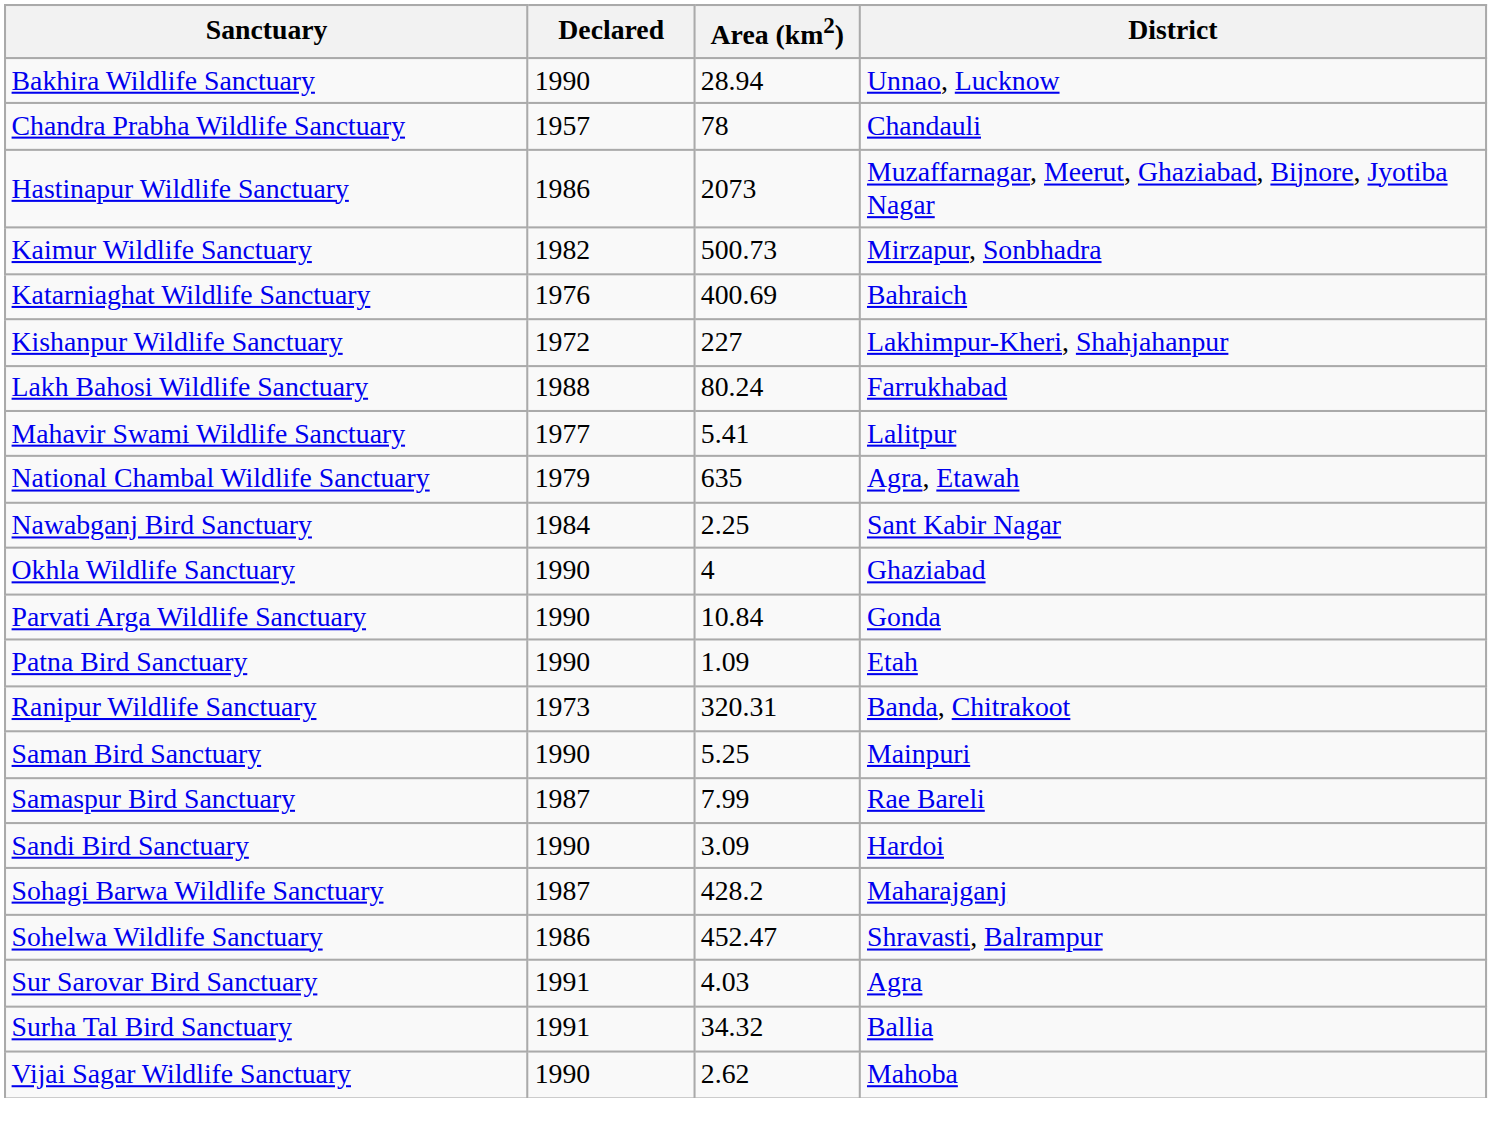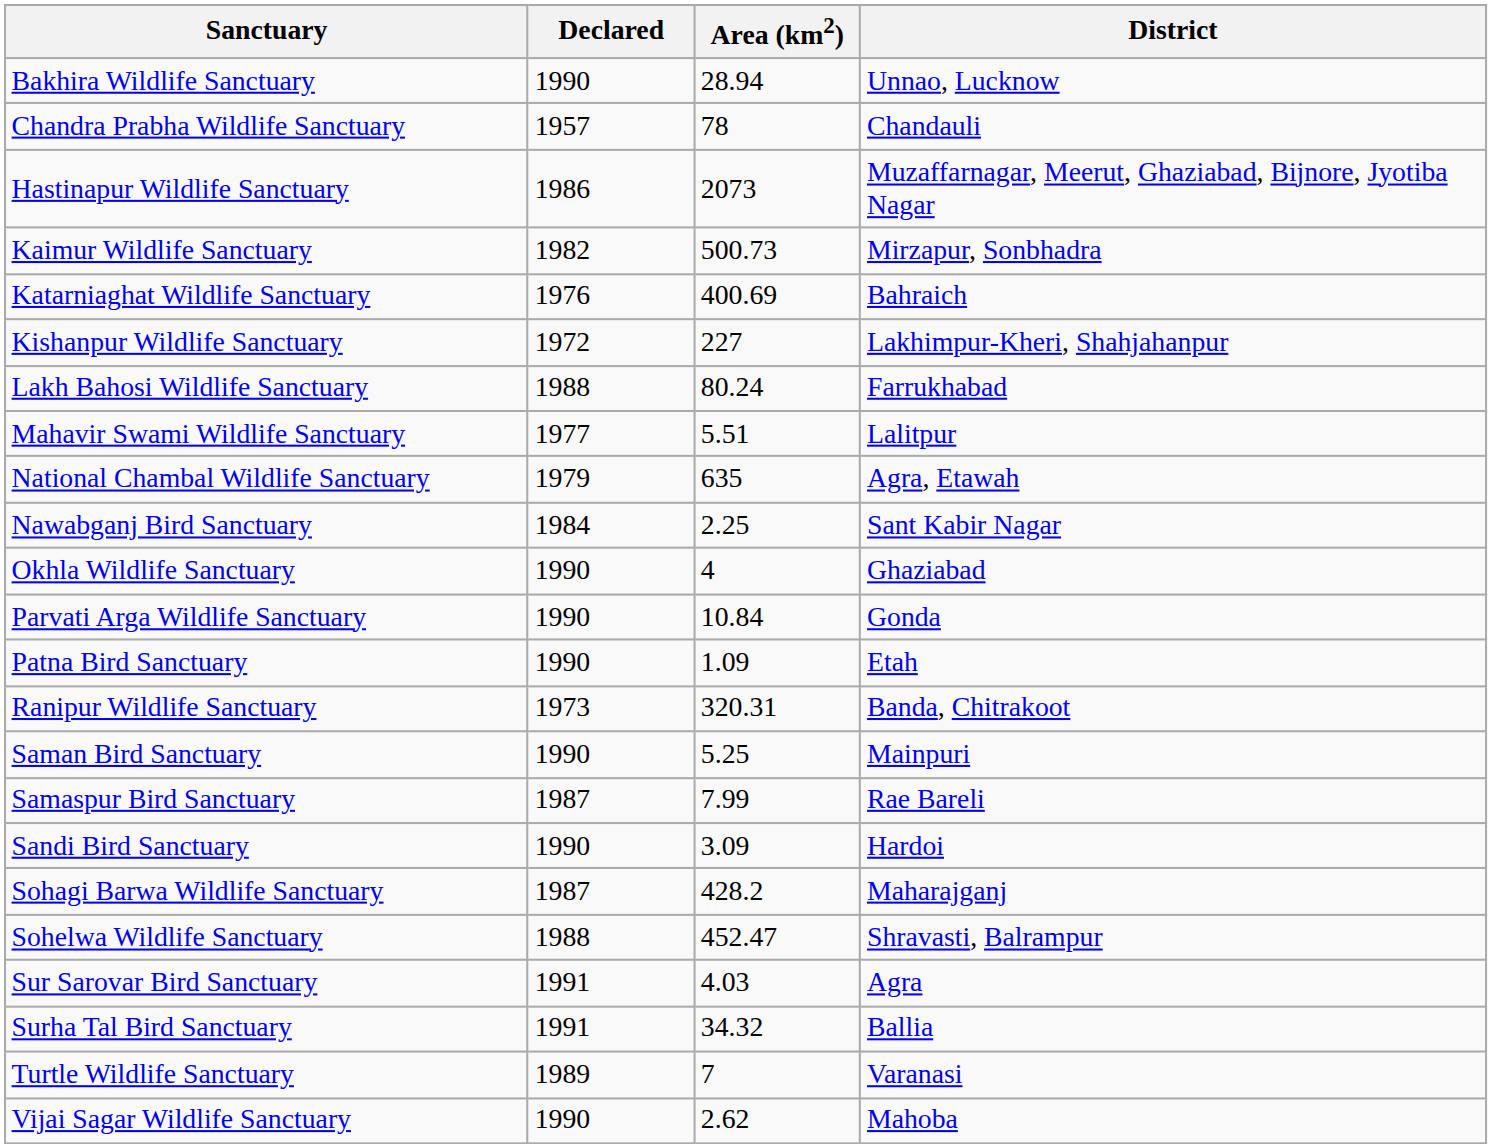(725, 433) 5.41 -> (725, 433) 5.51
(562, 936) 1986 -> (562, 936) 1988
+ row: (153, 1073)
